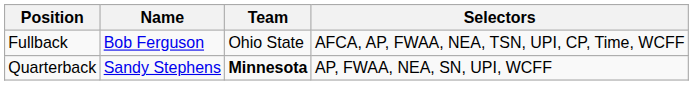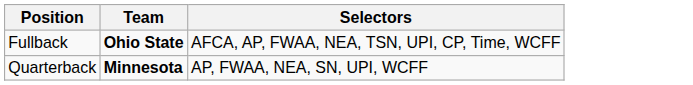- column: (162, 18)
(266, 43) normal -> (144, 43) bold
